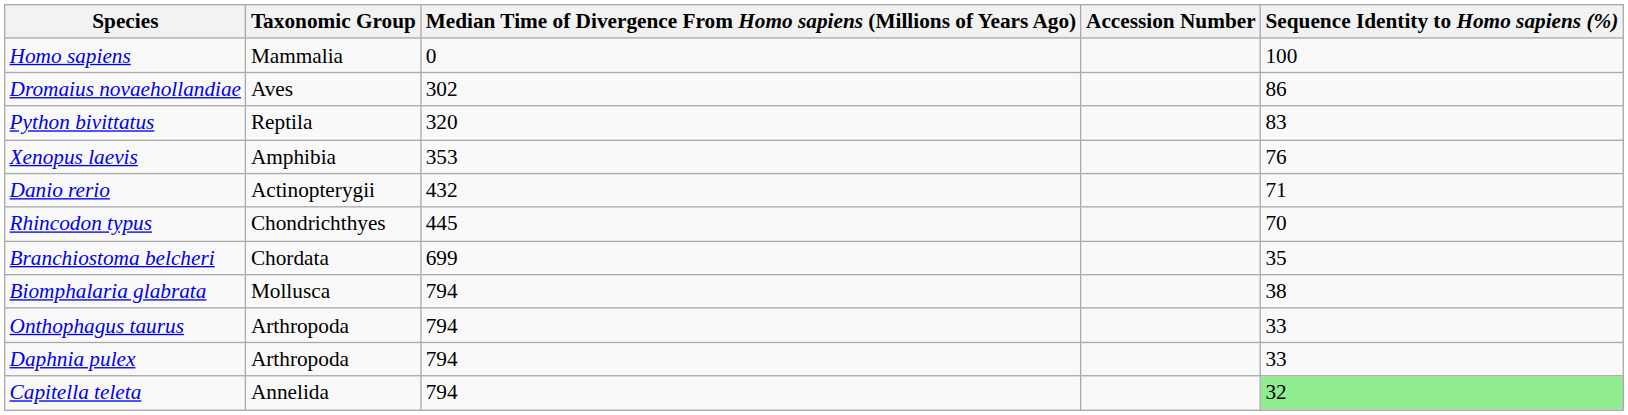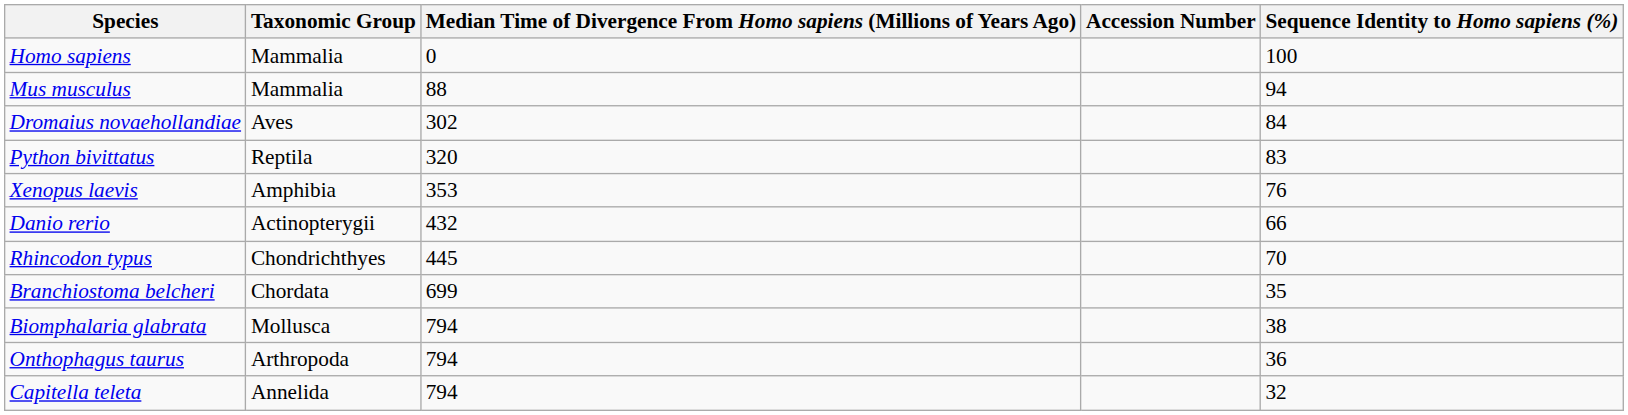+ row: (70, 88)
(1276, 88) 86 -> (1276, 122) 84
(1276, 190) 71 -> (1276, 223) 66
(1276, 325) 33 -> (1276, 358) 36
- row: (73, 358)
(1276, 392) lightgreen background -> (1276, 392) no background
